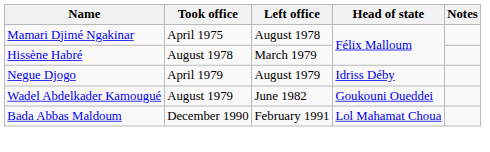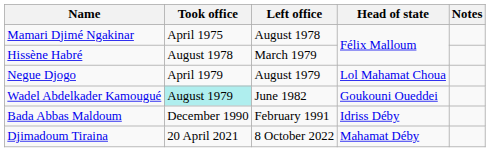(365, 75) Idriss Déby -> (393, 75) Lol Mahamat Choua
(200, 95) no background -> (200, 95) paleturquoise background
(388, 116) Lol Mahamat Choua -> (370, 116) Idriss Déby
+ row: (58, 136)
